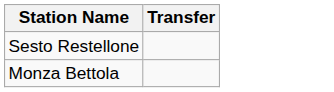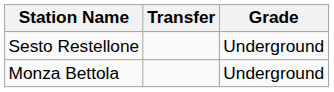+ column: (274, 18)
